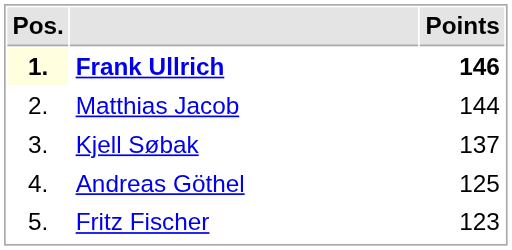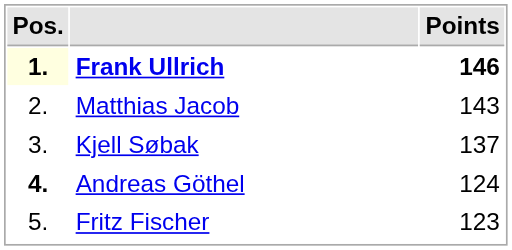(480, 105) 144 -> (480, 105) 143
(38, 183) normal -> (38, 183) bold
(480, 183) 125 -> (480, 183) 124
